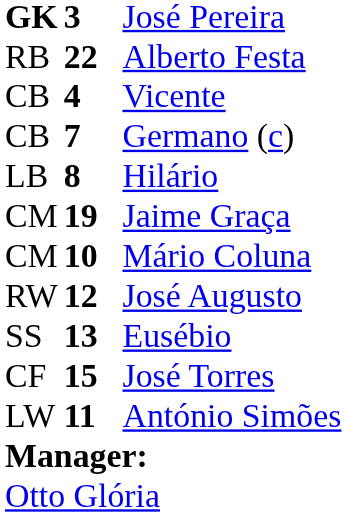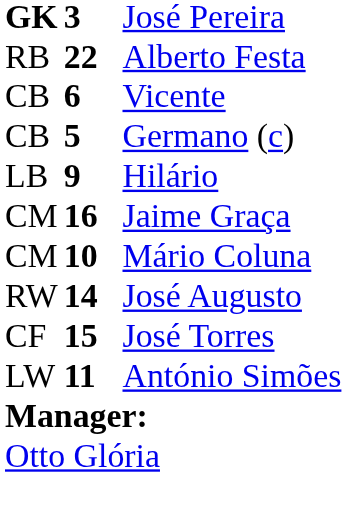(72, 96) 4 -> (72, 96) 6
(72, 136) 7 -> (72, 136) 5
(72, 176) 8 -> (72, 176) 9
(81, 216) 19 -> (81, 216) 16
(81, 295) 12 -> (81, 295) 14
- row: (177, 335)
